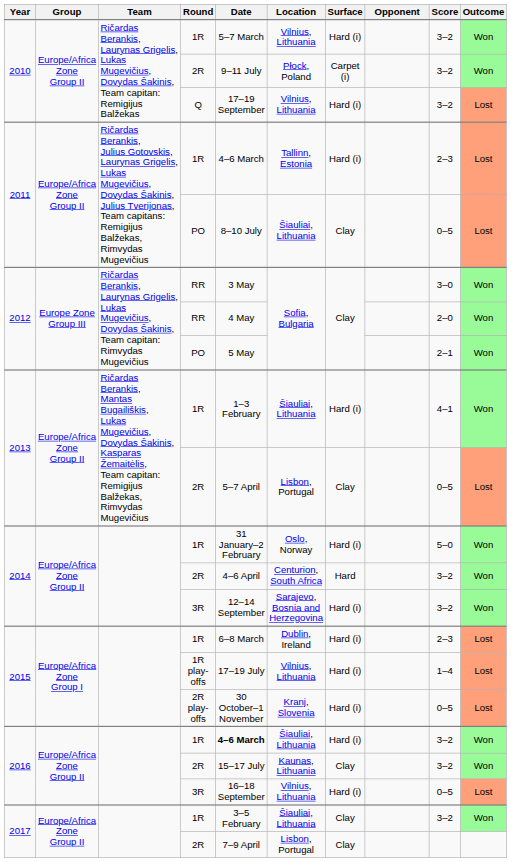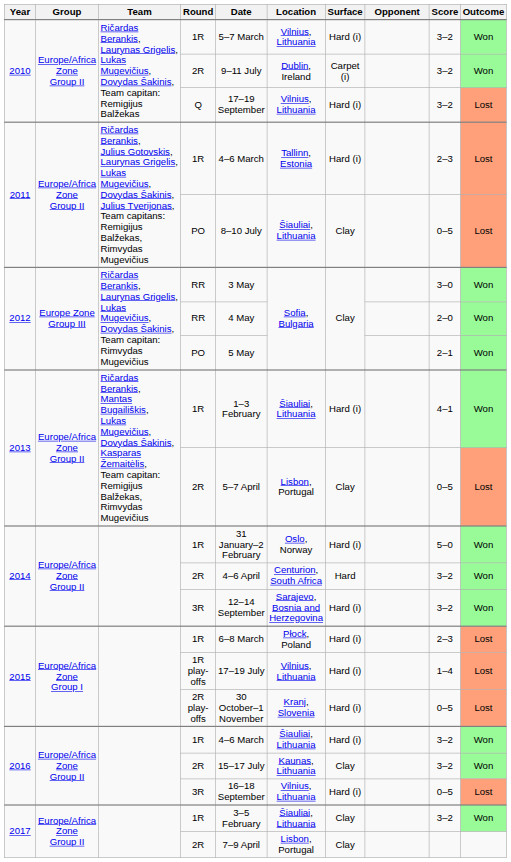(296, 71) Płock, Poland -> (296, 71) Dublin, Ireland
(296, 639) Dublin, Ireland -> (296, 639) Płock, Poland
(241, 739) bold -> (241, 739) normal
